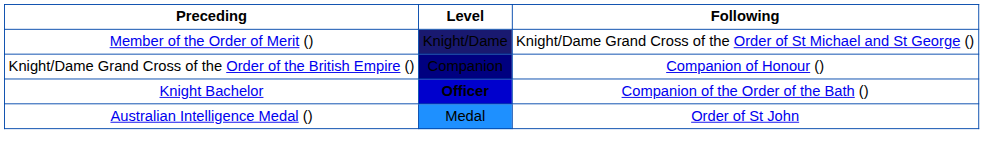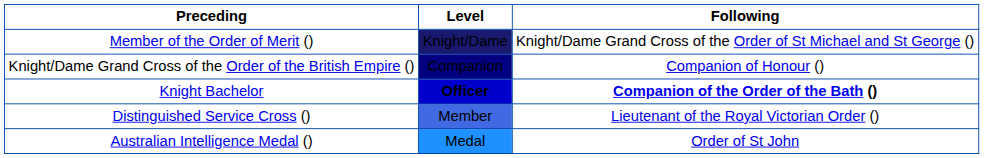(745, 91) normal -> (745, 91) bold
+ row: (211, 116)
